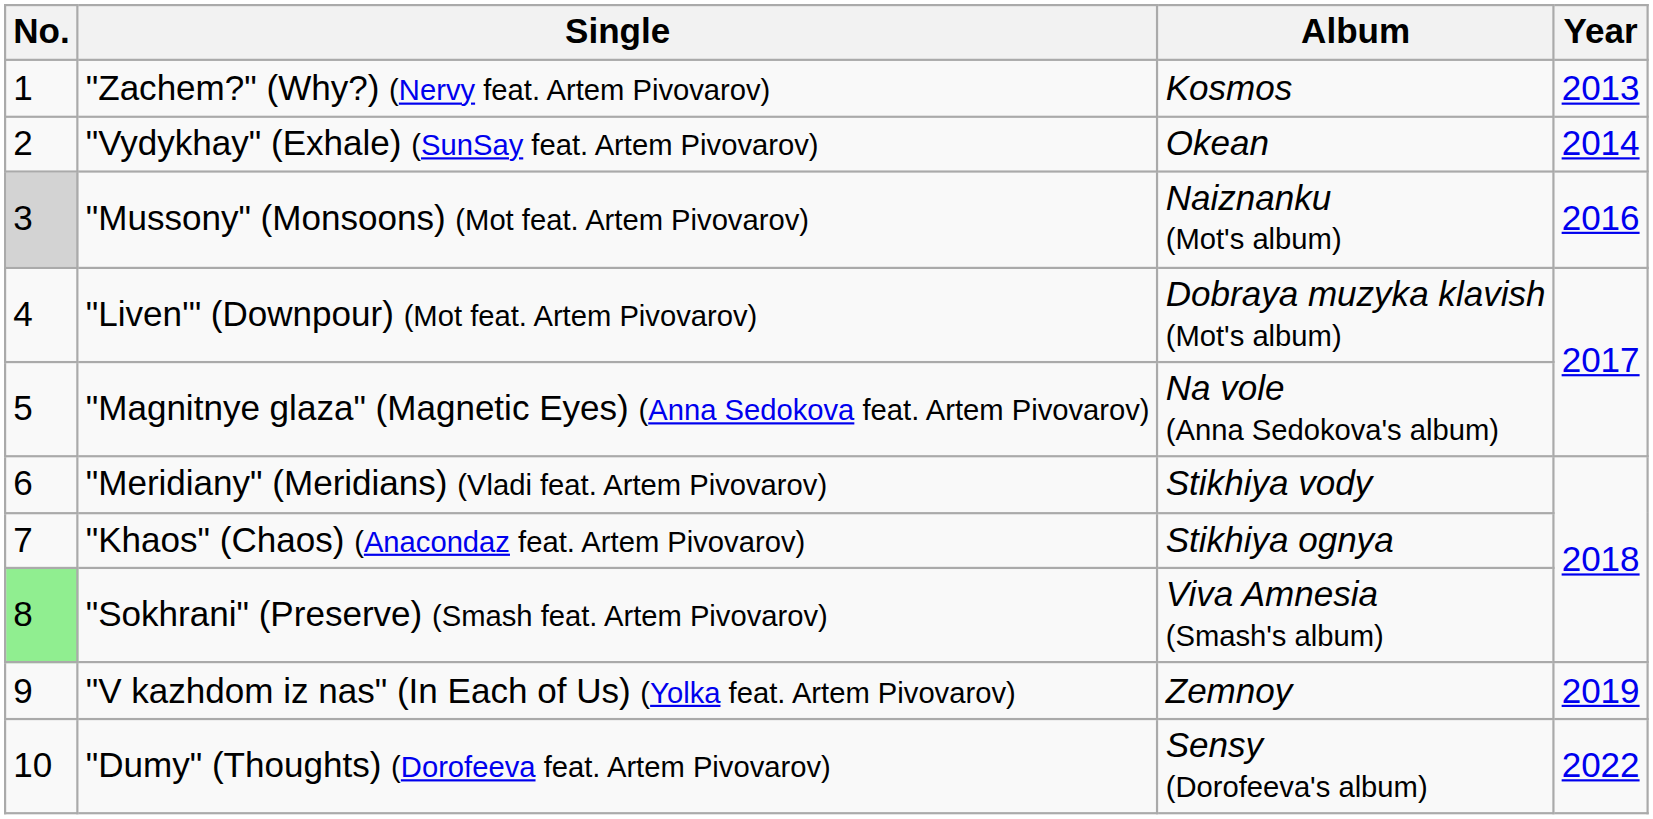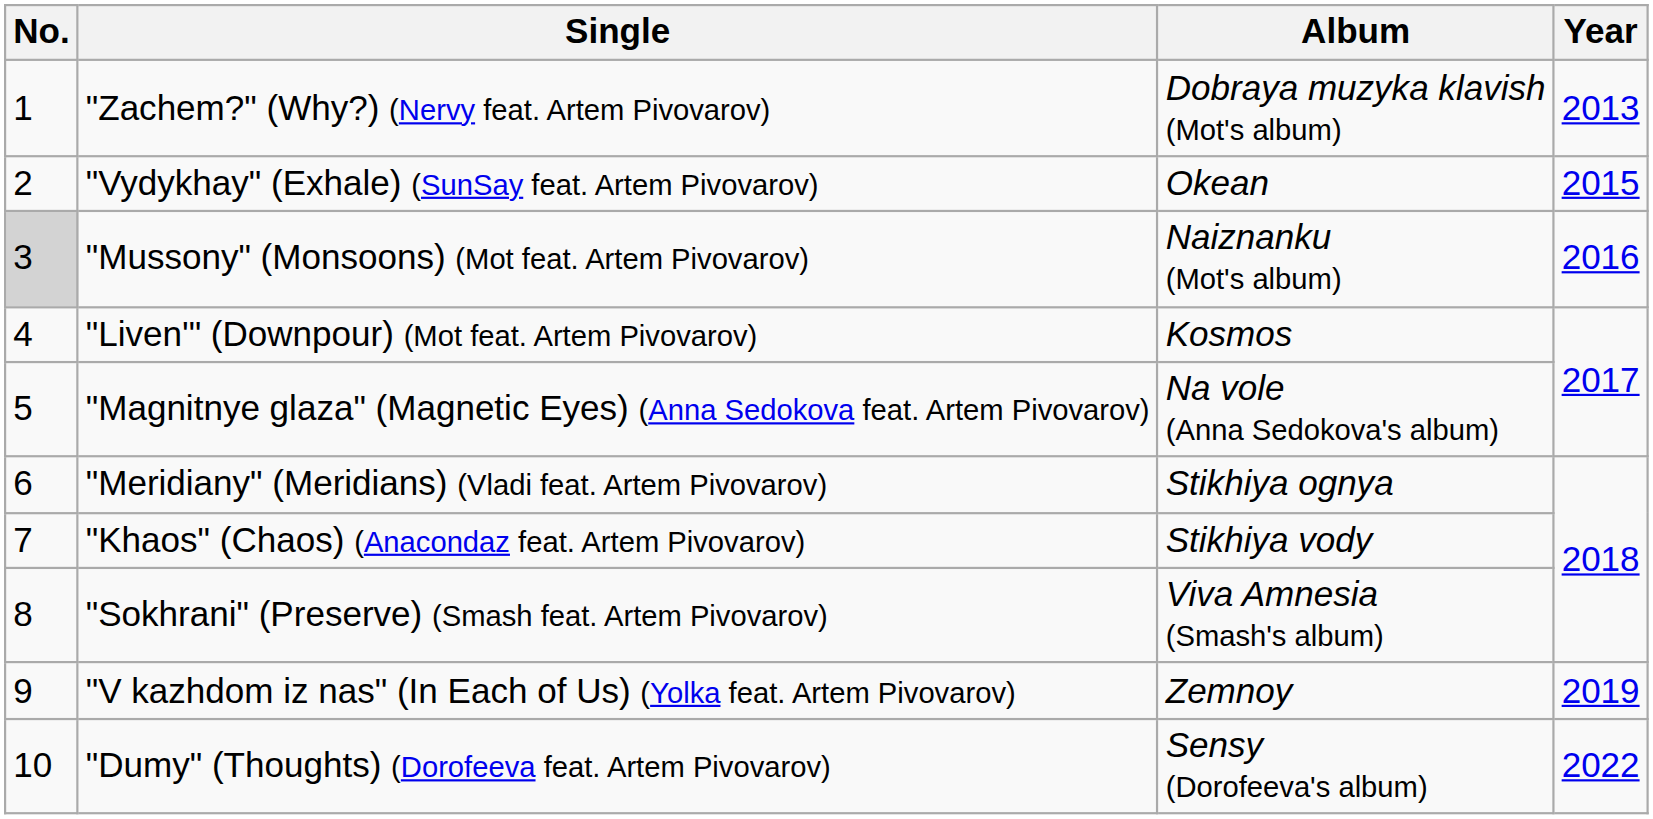(1229, 87) Kosmos -> (1356, 107) Dobraya muzyka klavish (Mot's album)
(1601, 143) 2014 -> (1601, 182) 2015
(1356, 313) Dobraya muzyka klavish (Mot's album) -> (1229, 333) Kosmos
(1269, 483) Stikhiya vody -> (1280, 483) Stikhiya ognya
(1280, 539) Stikhiya ognya -> (1269, 539) Stikhiya vody
(23, 614) lightgreen background -> (23, 614) no background
